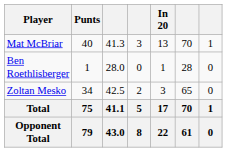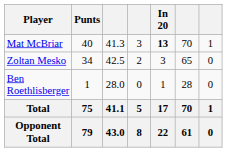(163, 43) normal -> (163, 43) bold
rows swapped: (37, 91) <-> (38, 67)
